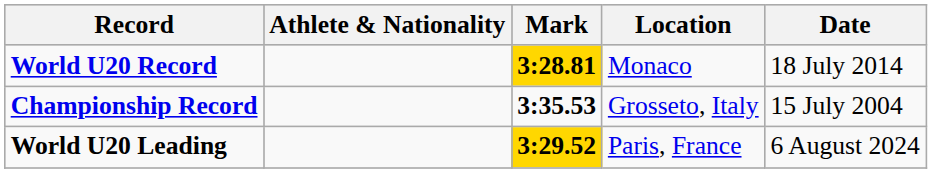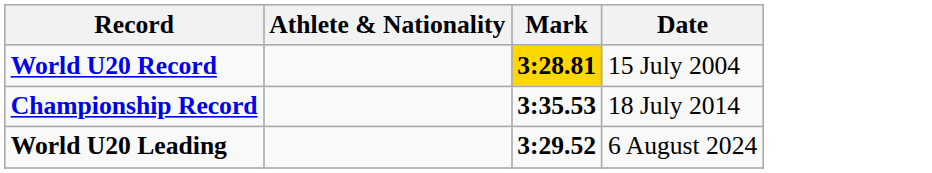- column: (683, 24)
(837, 65) 18 July 2014 -> (674, 65) 15 July 2004
(837, 106) 15 July 2004 -> (674, 106) 18 July 2014
(557, 146) gold background -> (557, 146) no background
